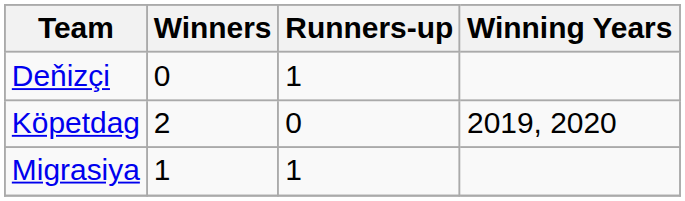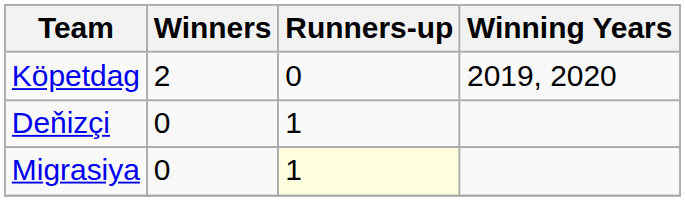rows swapped: (76, 123) <-> (61, 75)
(162, 170) 1 -> (162, 170) 0
(294, 170) no background -> (294, 170) lightyellow background
